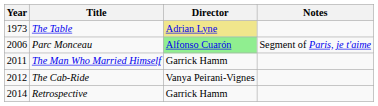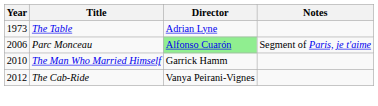(191, 28) khaki background -> (191, 28) no background
(17, 61) 2011 -> (17, 61) 2010
- row: (60, 93)
